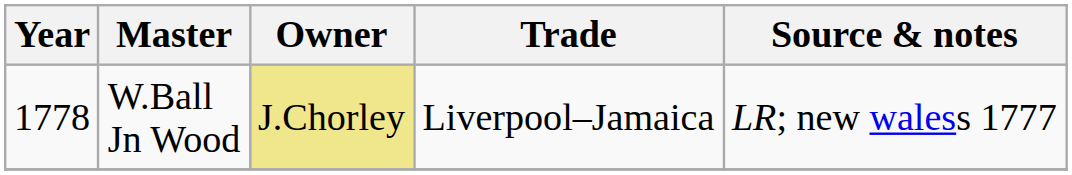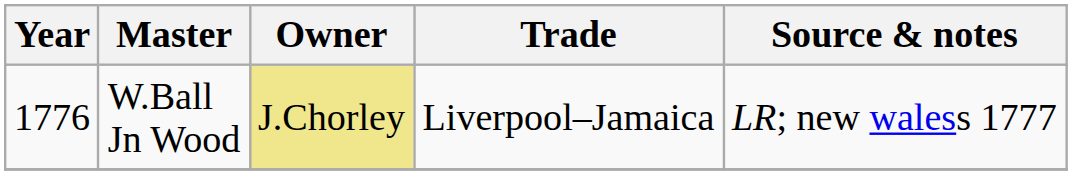(52, 116) 1778 -> (52, 116) 1776
